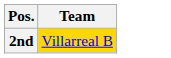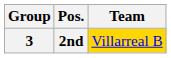+ column: (29, 16)
